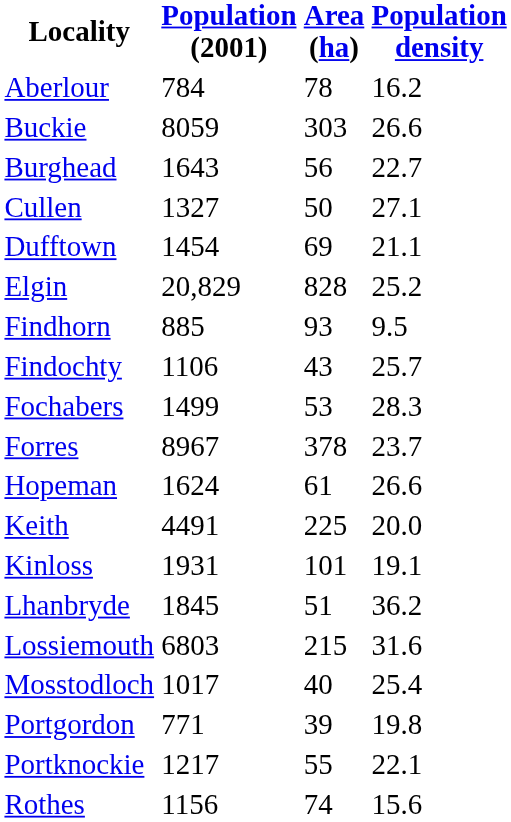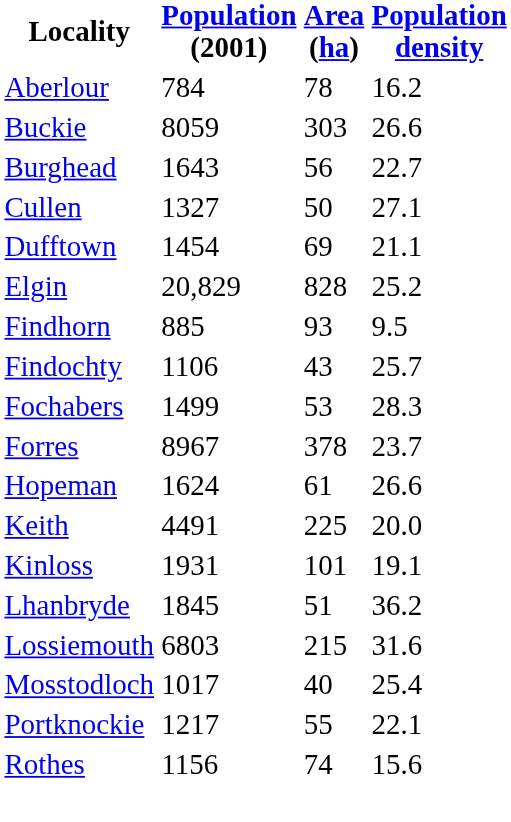- row: (70, 724)
